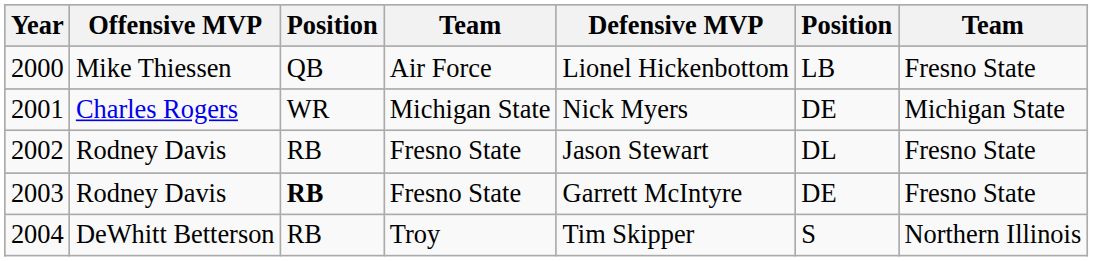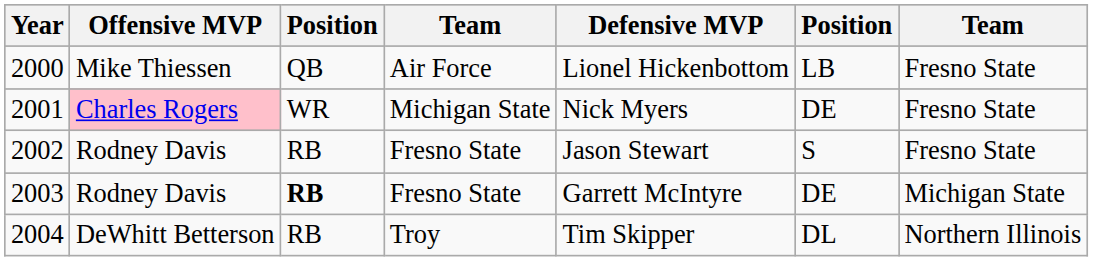(157, 109) no background -> (157, 109) pink background
(985, 109) Michigan State -> (970, 109) Fresno State
(819, 151) DL -> (809, 151) S
(970, 192) Fresno State -> (985, 192) Michigan State
(809, 234) S -> (819, 234) DL
